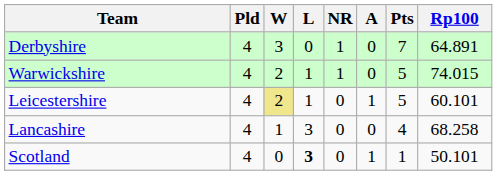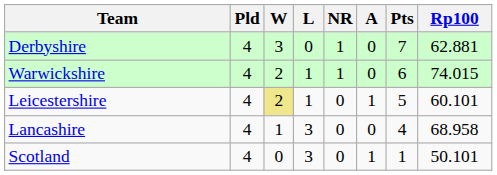(455, 45) 64.891 -> (455, 45) 62.881
(402, 73) 5 -> (402, 73) 6
(455, 128) 68.258 -> (455, 128) 68.958
(309, 156) bold -> (309, 156) normal
